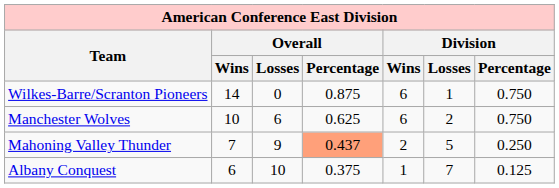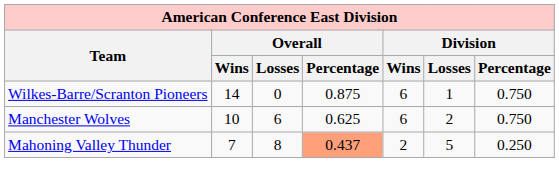(278, 145) 9 -> (278, 145) 8
- row: (62, 170)
